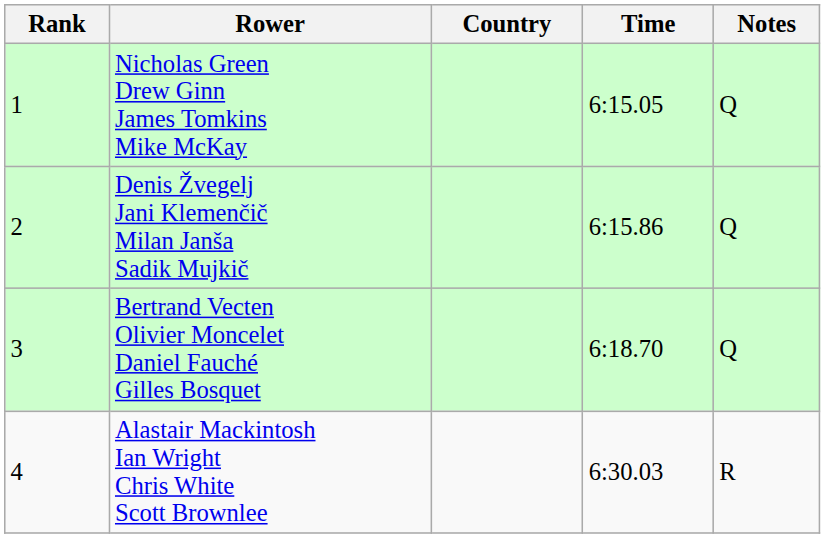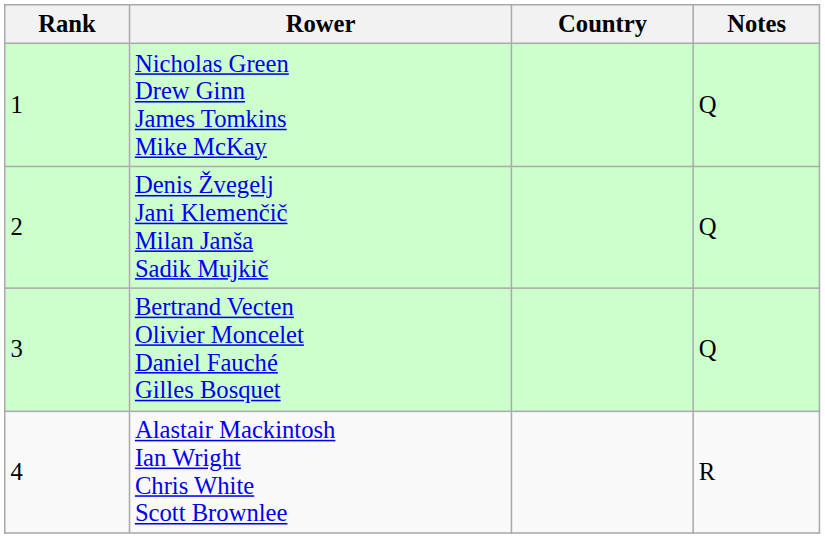- column: (648, 24)
